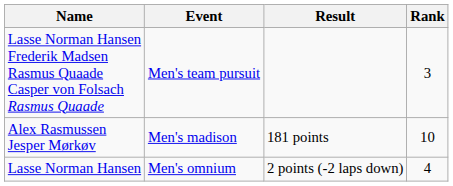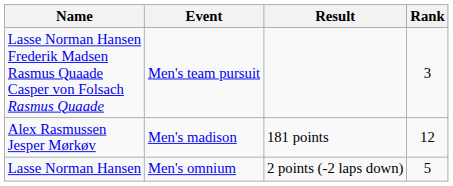(427, 137) 10 -> (427, 137) 12
(427, 169) 4 -> (427, 169) 5
